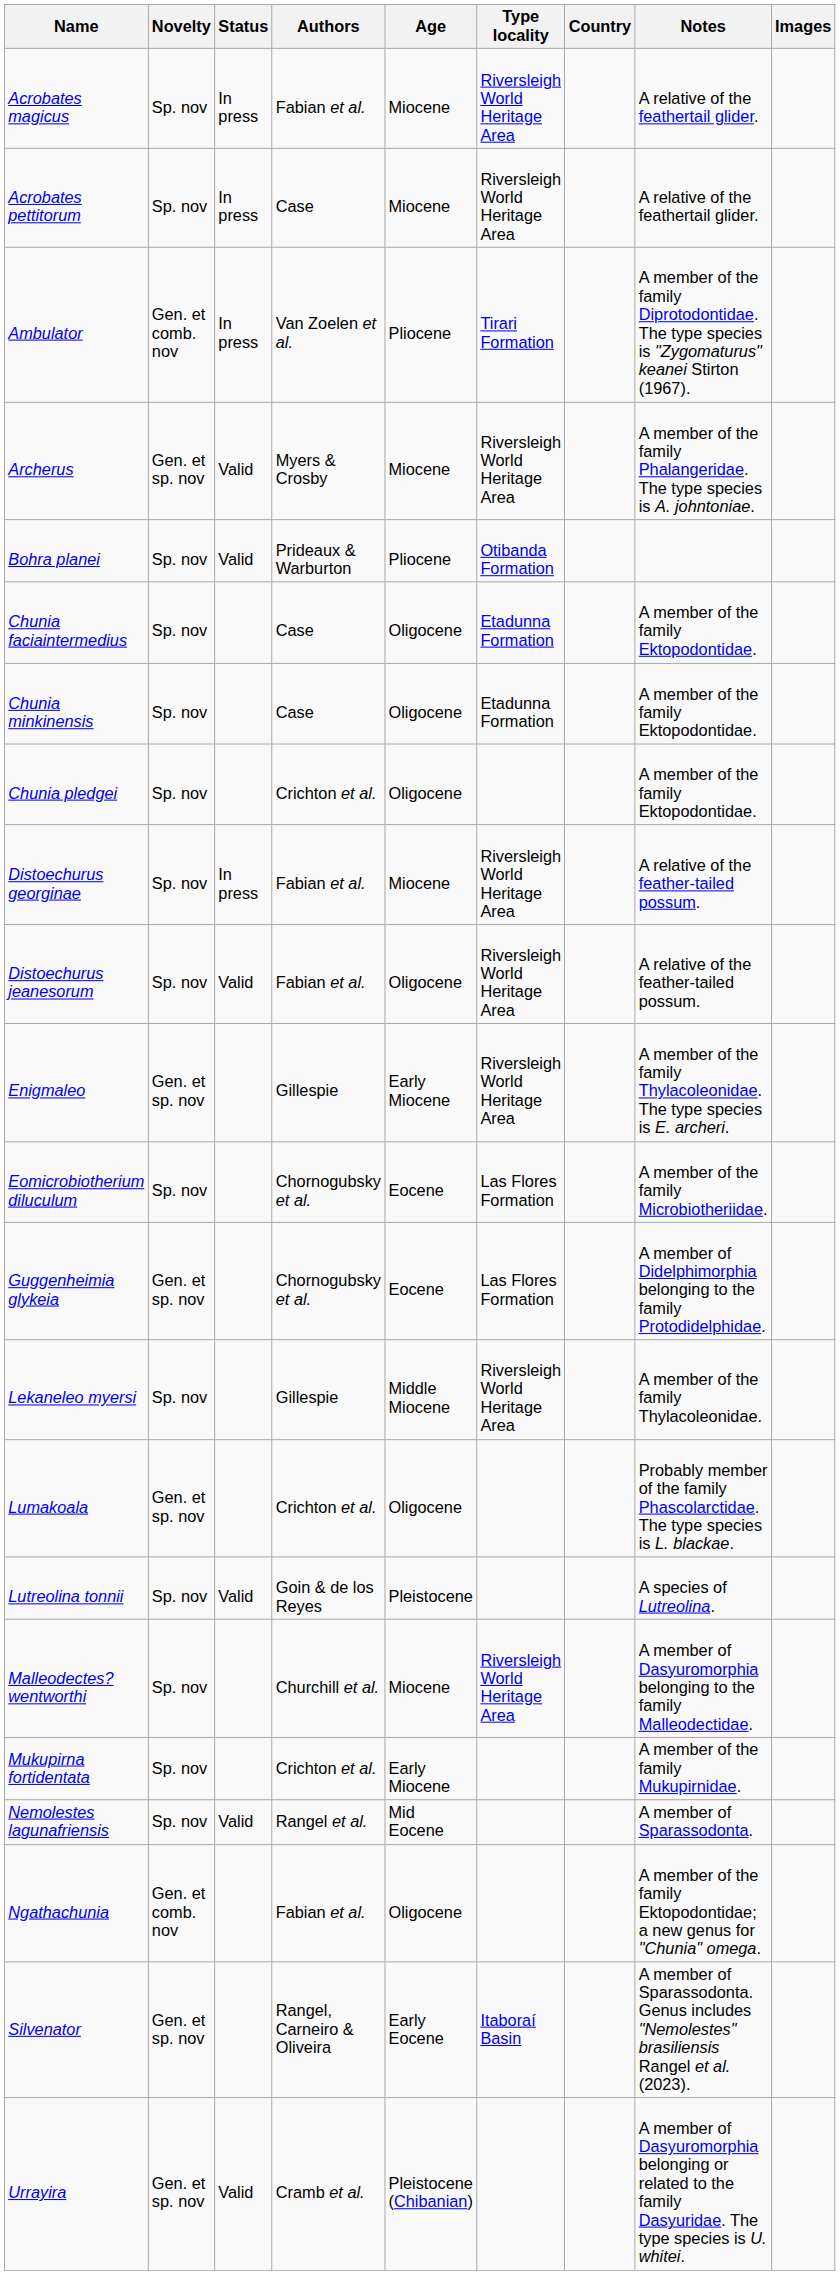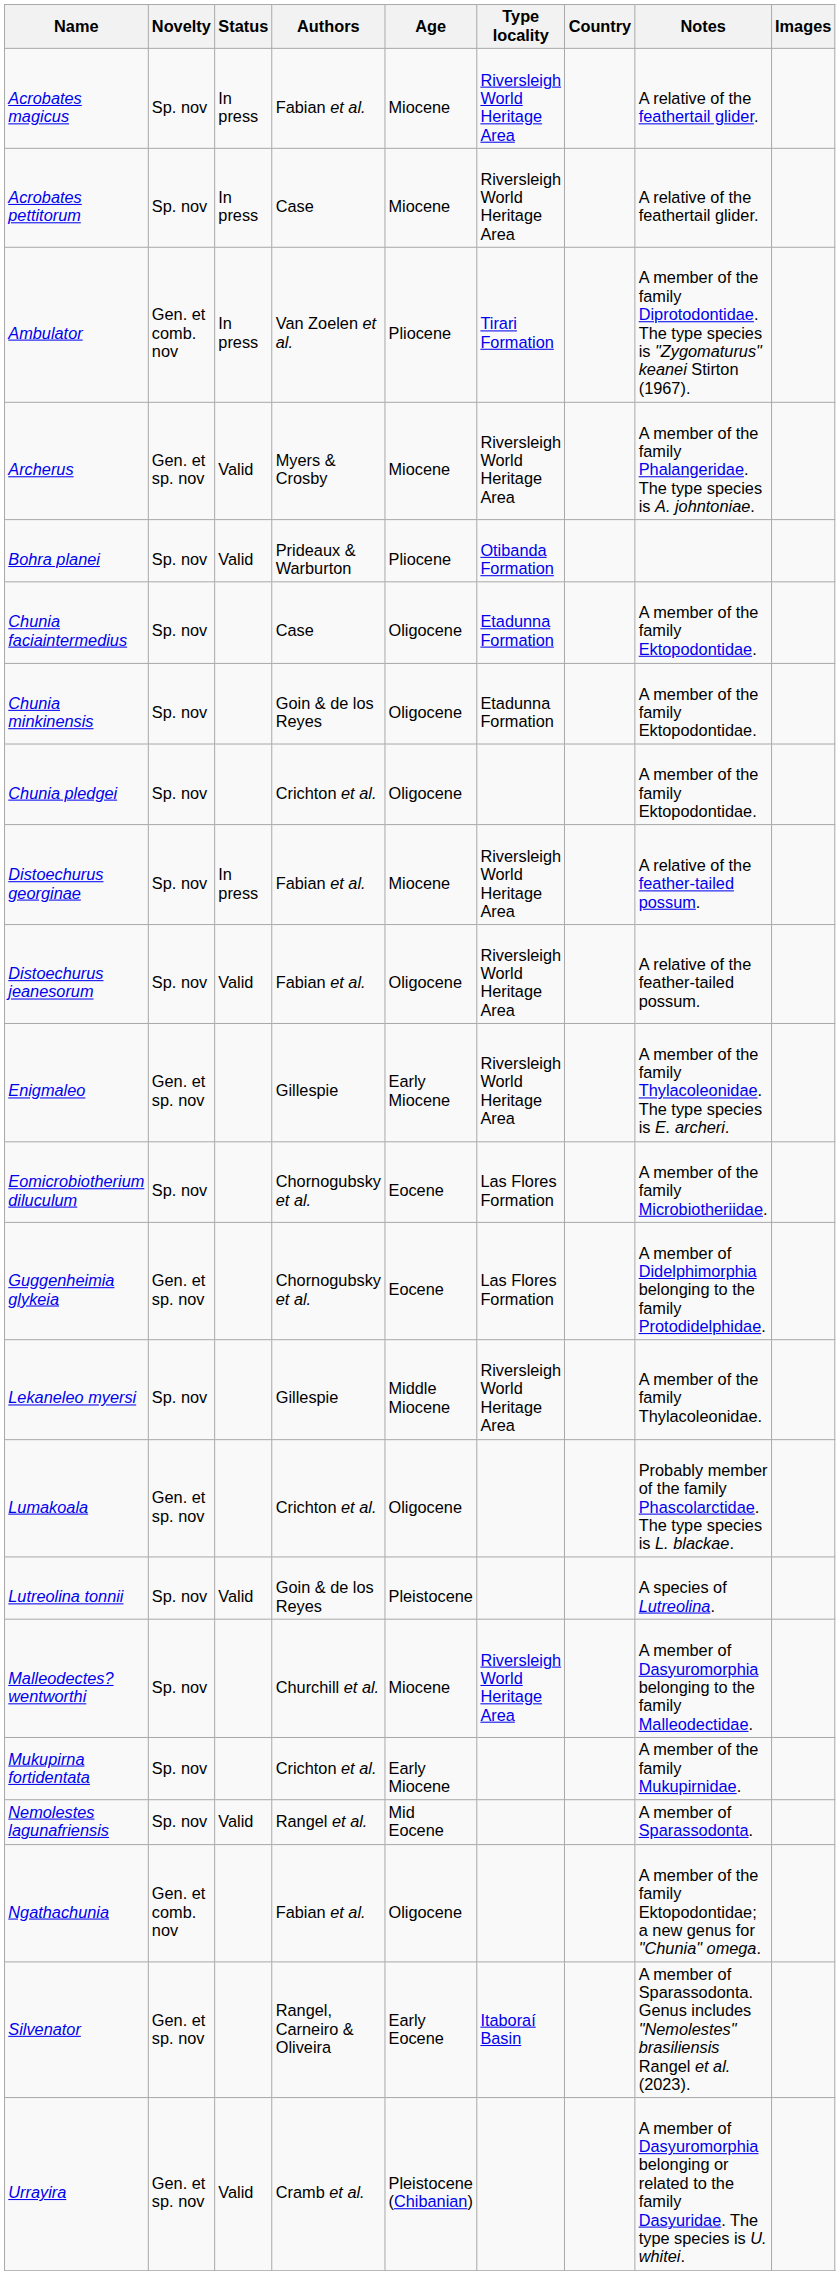(295, 712) Case -> (325, 712) Goin & de los Reyes
